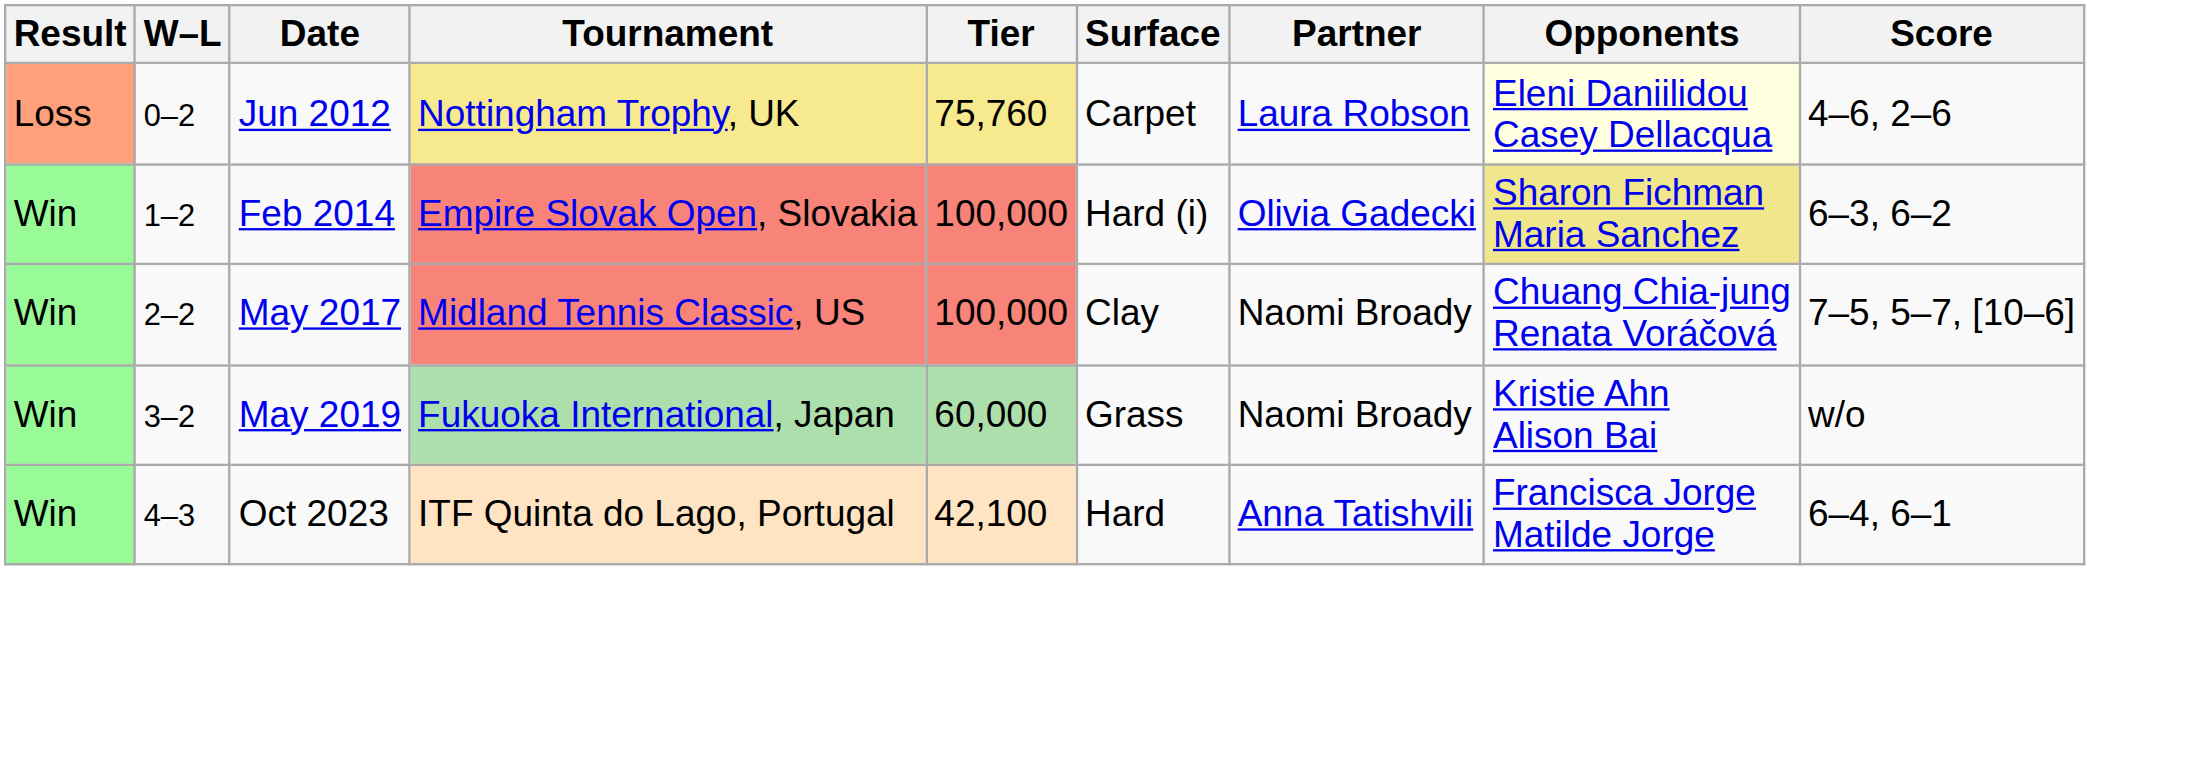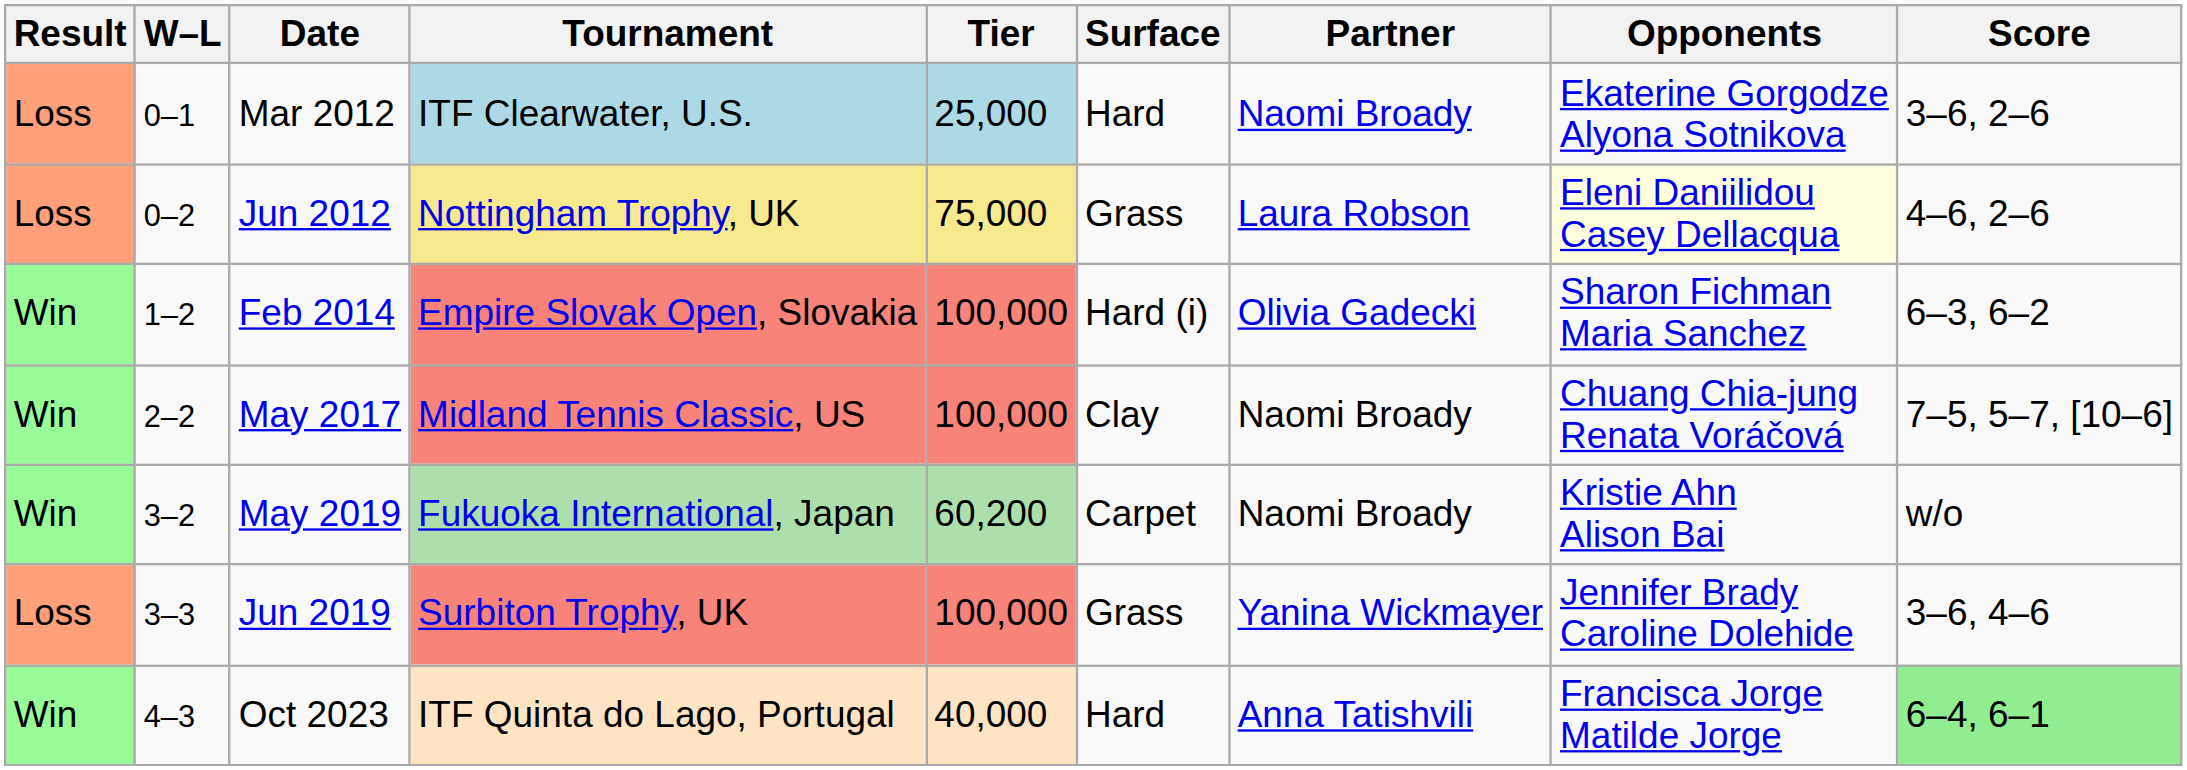+ row: (317, 113)
(991, 113) 75,760 -> (991, 213) 75,000
(1140, 113) Carpet -> (1134, 213) Grass
(1629, 213) khaki background -> (1696, 313) no background
(991, 413) 60,000 -> (991, 513) 60,200
(1134, 413) Grass -> (1140, 513) Carpet
+ row: (315, 614)
(991, 513) 42,100 -> (991, 714) 40,000
(1880, 513) no background -> (1978, 714) lightgreen background
